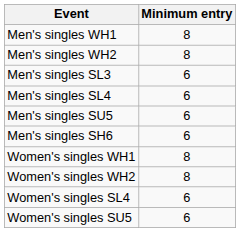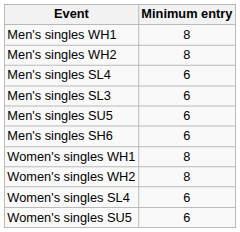rows swapped: (59, 75) <-> (59, 95)
